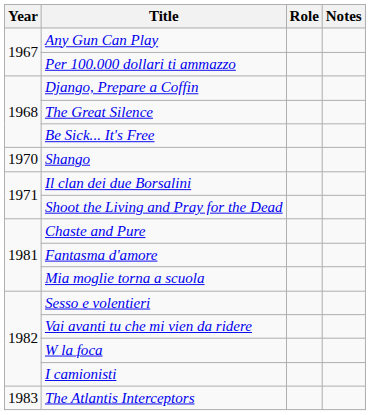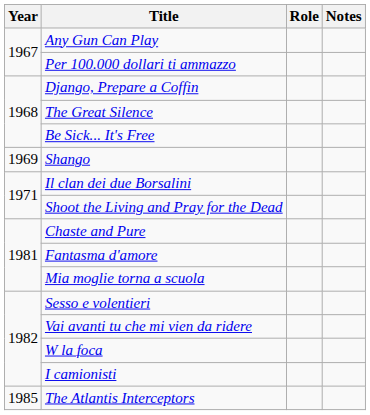(23, 159) 1970 -> (23, 159) 1969
(23, 398) 1983 -> (23, 398) 1985
